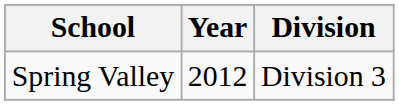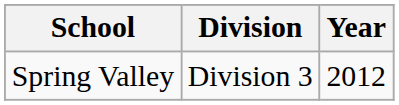columns swapped: (218, 28) <-> (323, 28)
